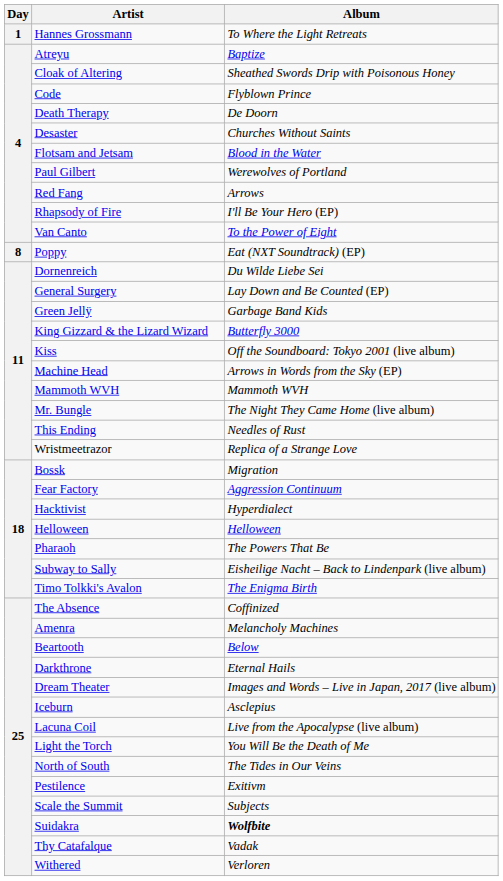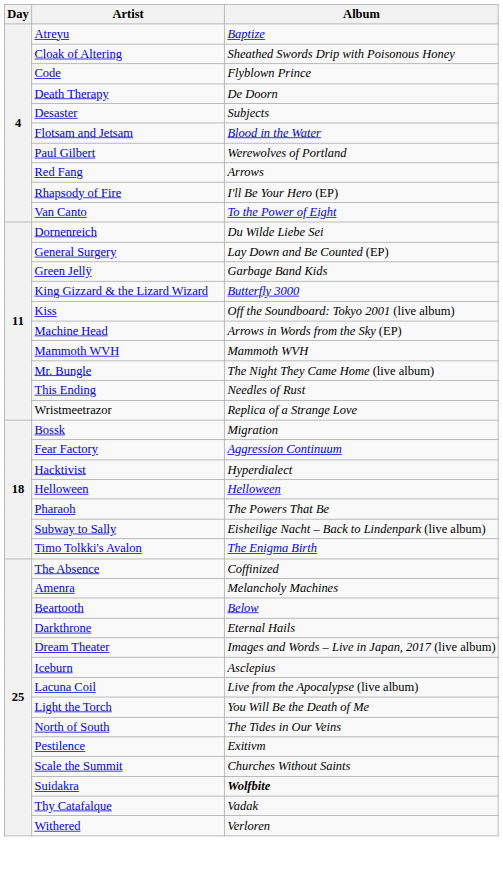- row: (83, 34)
(289, 133) Churches Without Saints -> (248, 113) Subjects
- row: (50, 251)
(248, 806) Subjects -> (289, 766) Churches Without Saints
